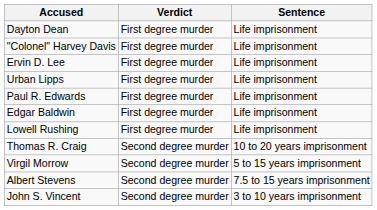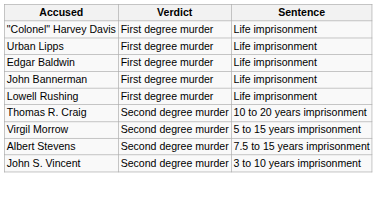- row: (38, 29)
- row: (36, 63)
- row: (46, 96)
+ row: (47, 79)
